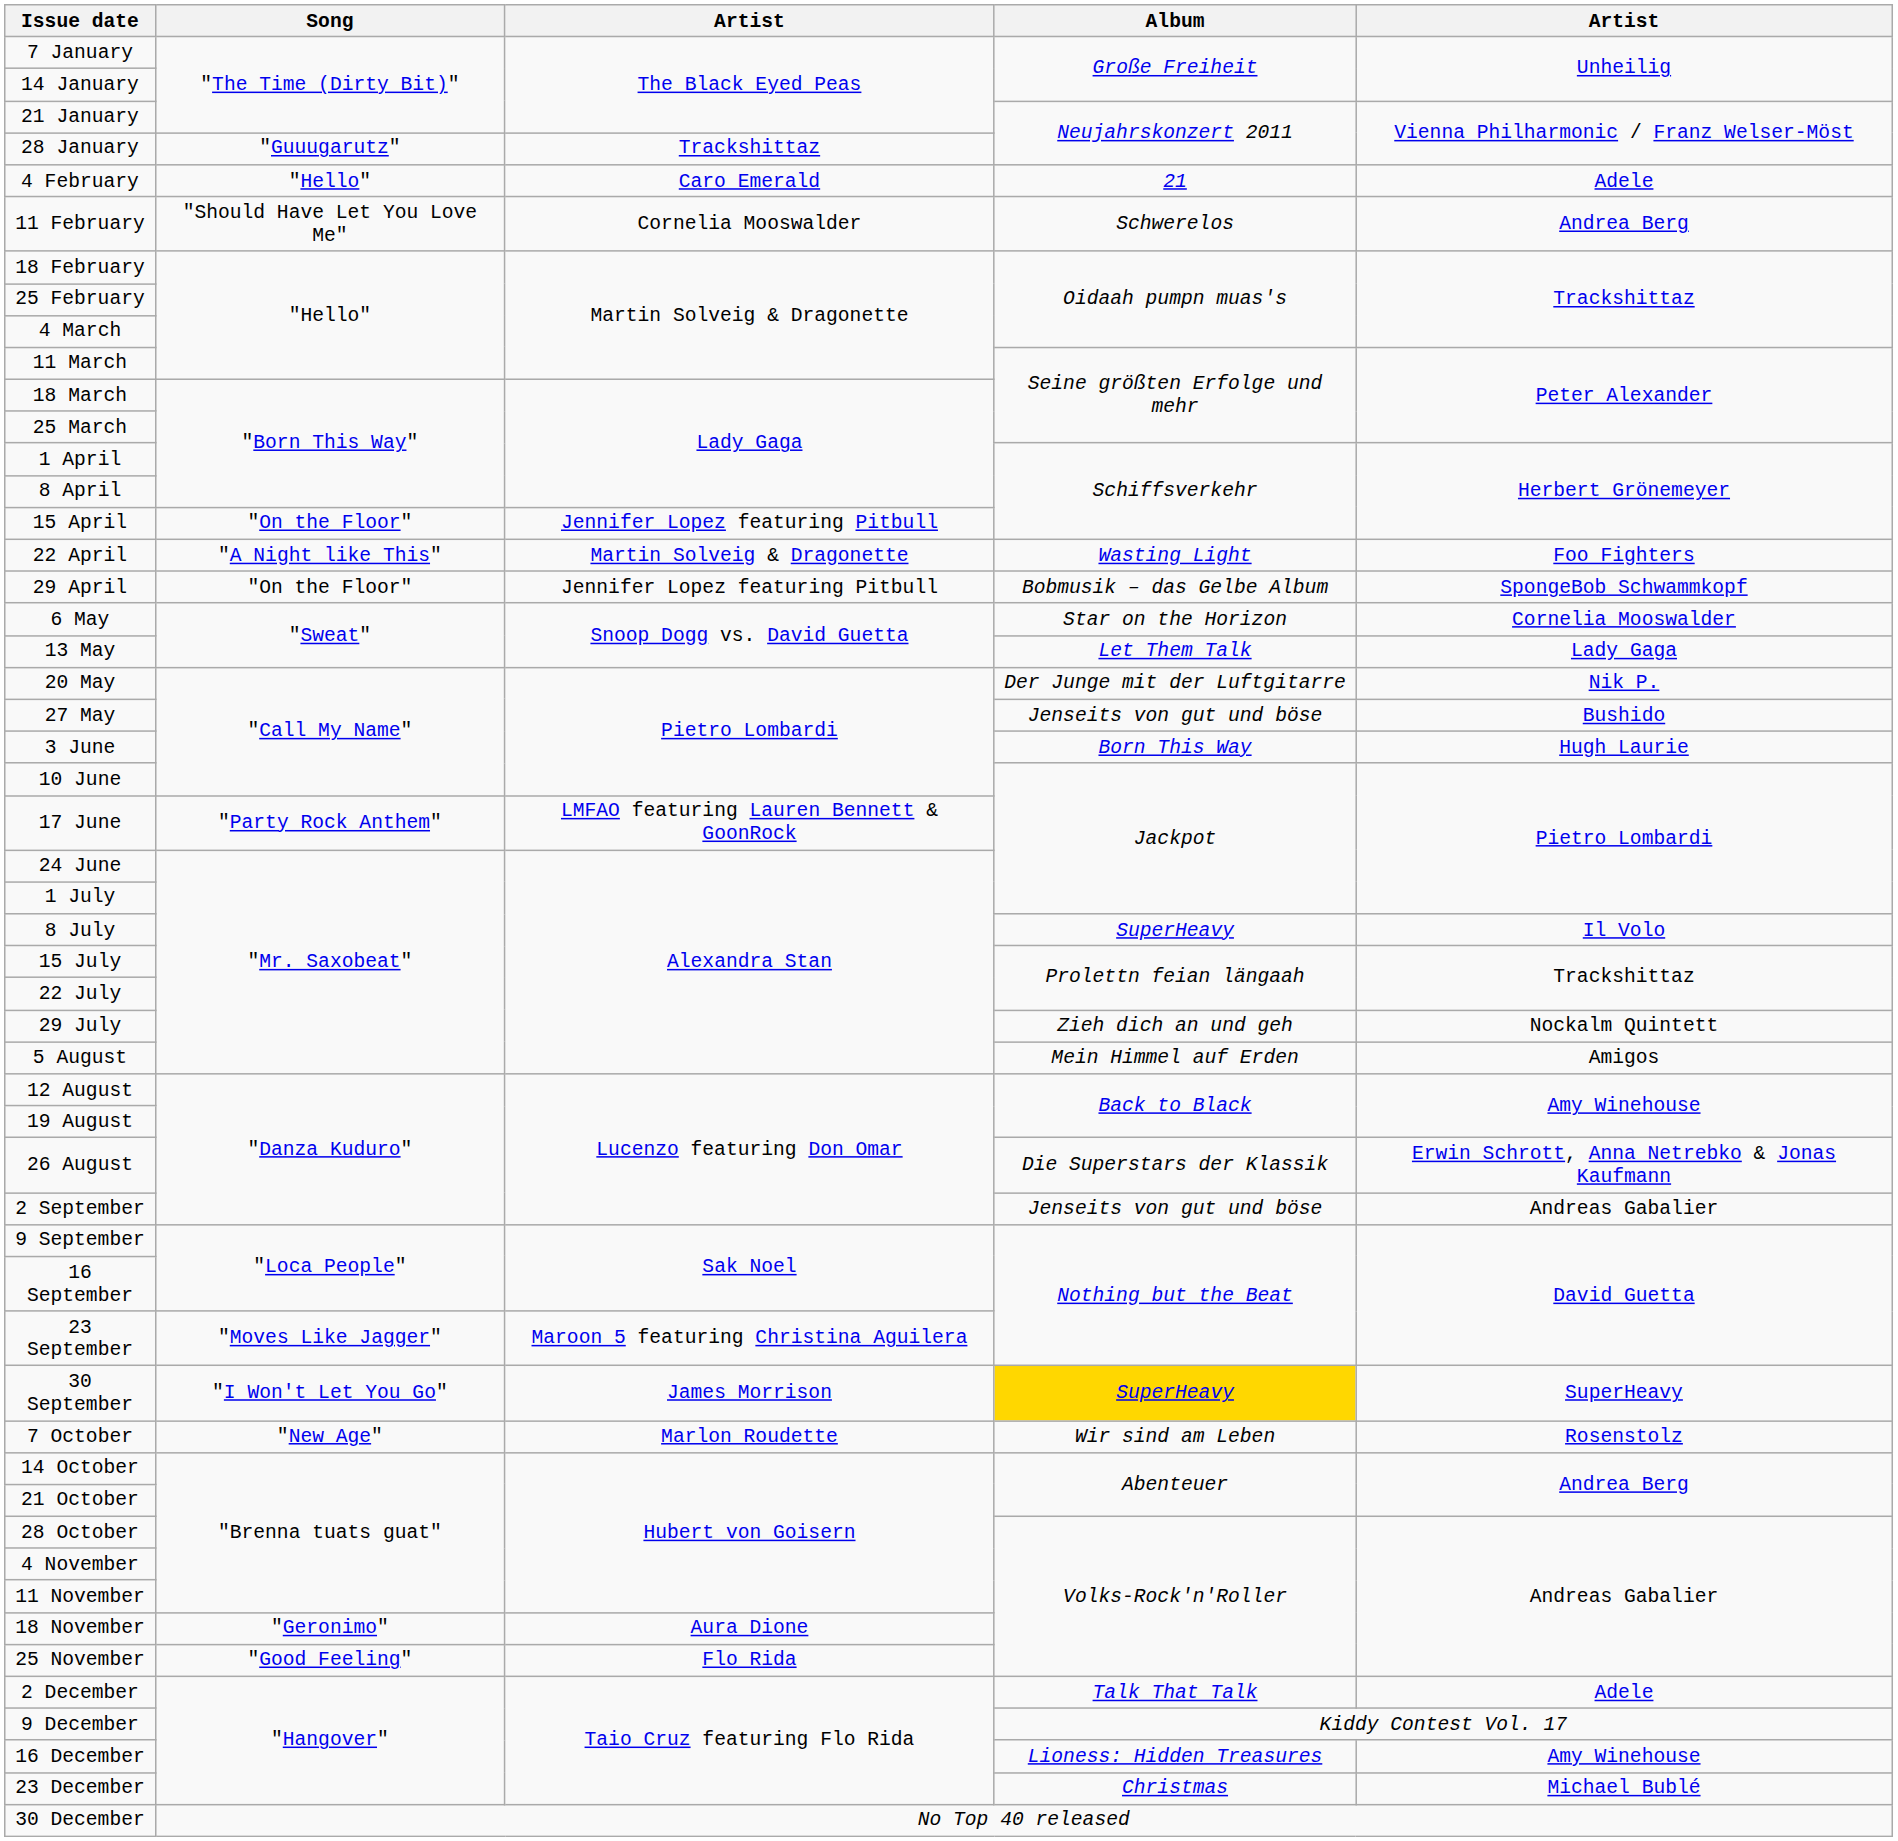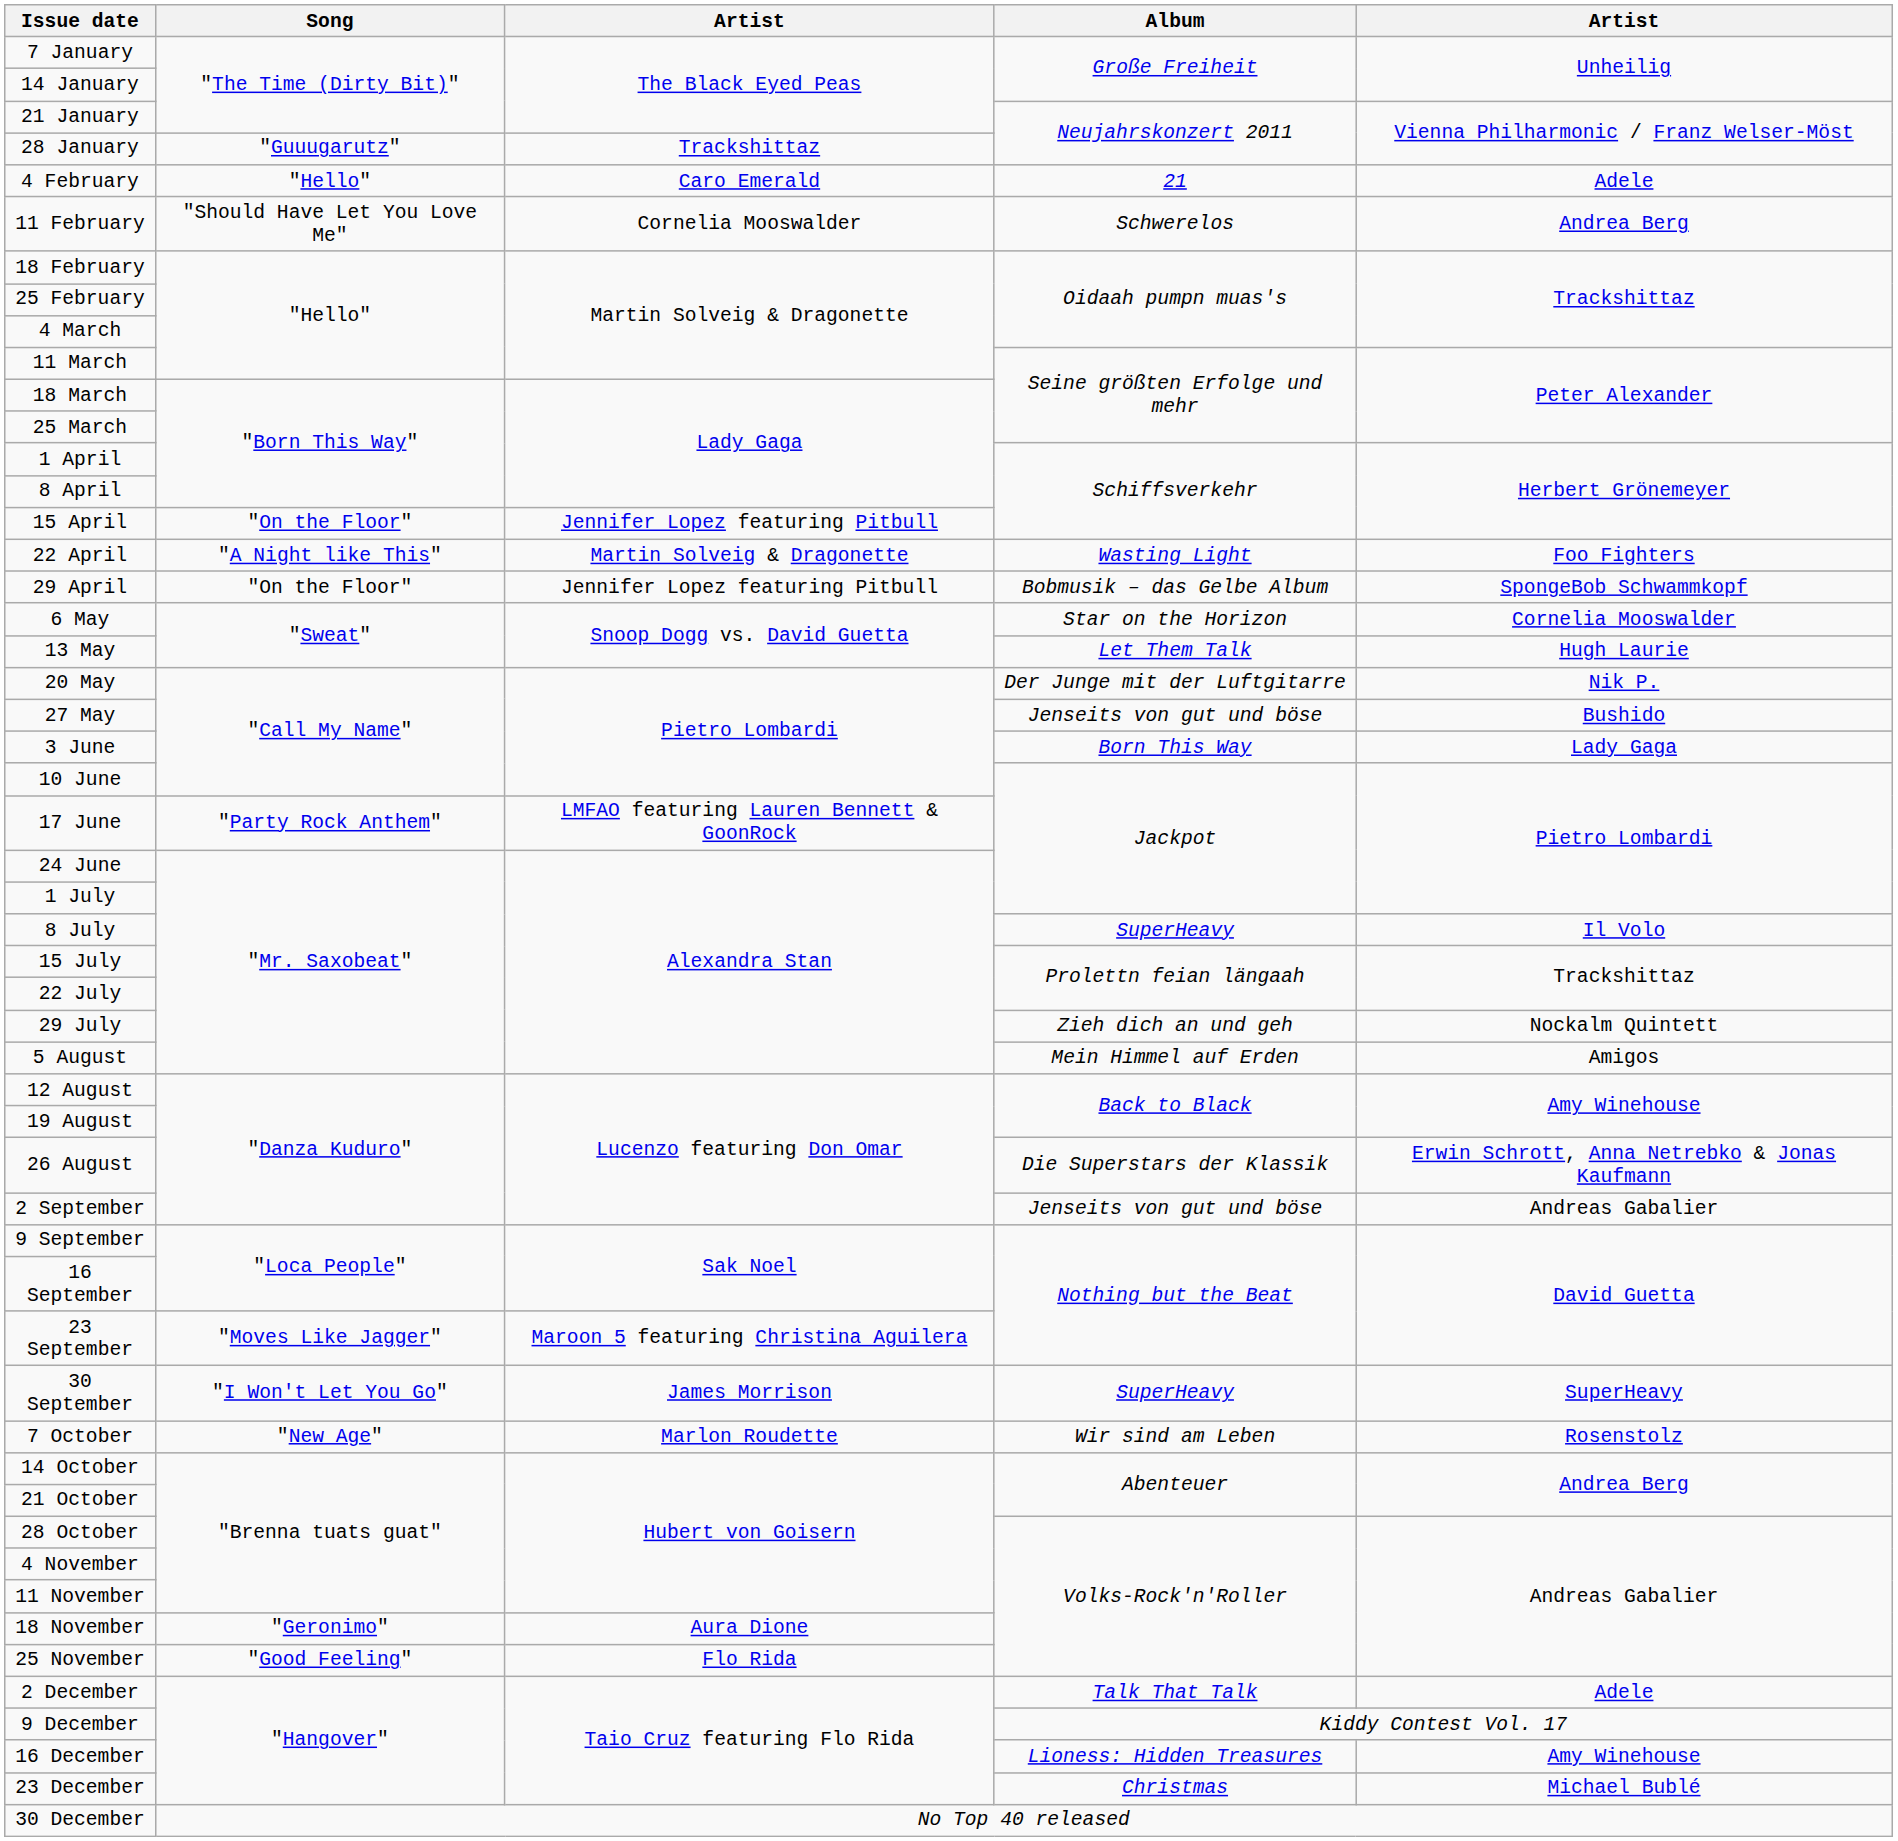(1624, 651) Lady Gaga -> (1624, 651) Hugh Laurie
(1624, 747) Hugh Laurie -> (1624, 747) Lady Gaga
(1175, 1393) gold background -> (1175, 1393) no background
